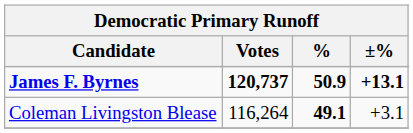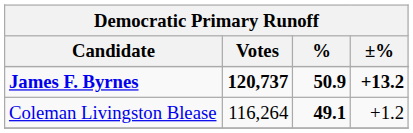(382, 82) +13.1 -> (382, 82) +13.2
(387, 113) +3.1 -> (387, 113) +1.2
